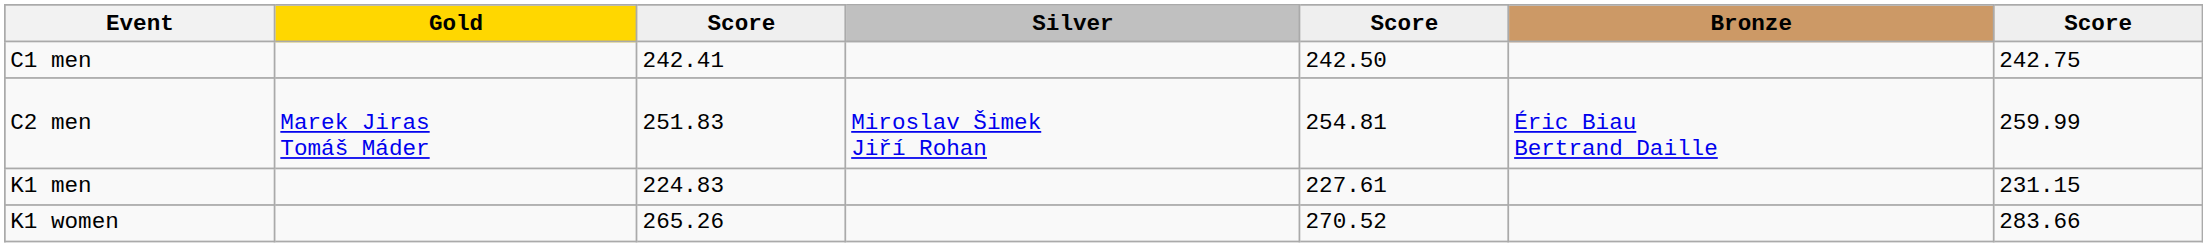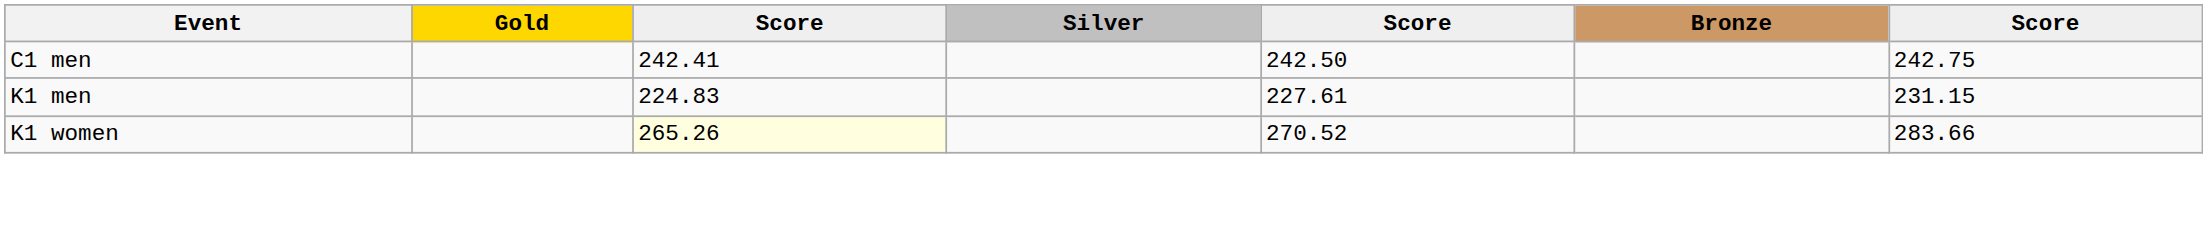- row: (51, 123)
(683, 223) no background -> (679, 134) lightyellow background
